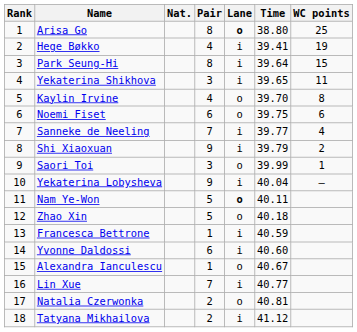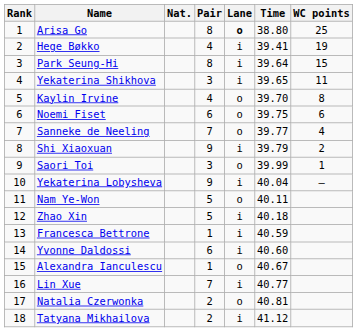(240, 132) i -> (240, 132) o
(240, 199) bold -> (240, 199) normal
(240, 216) o -> (240, 216) i
